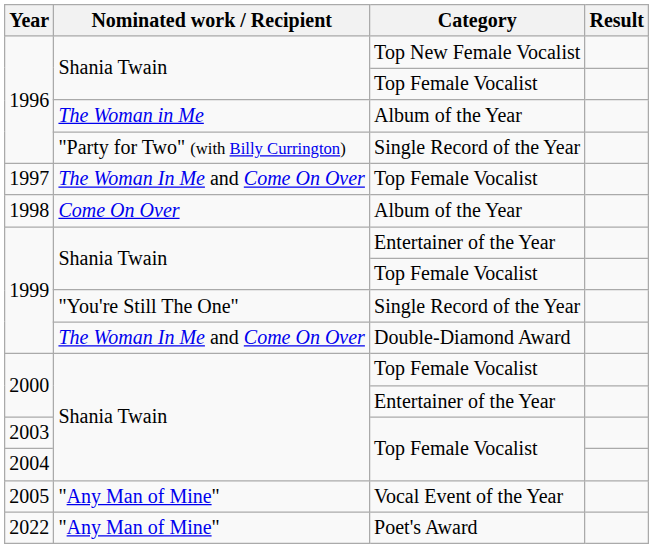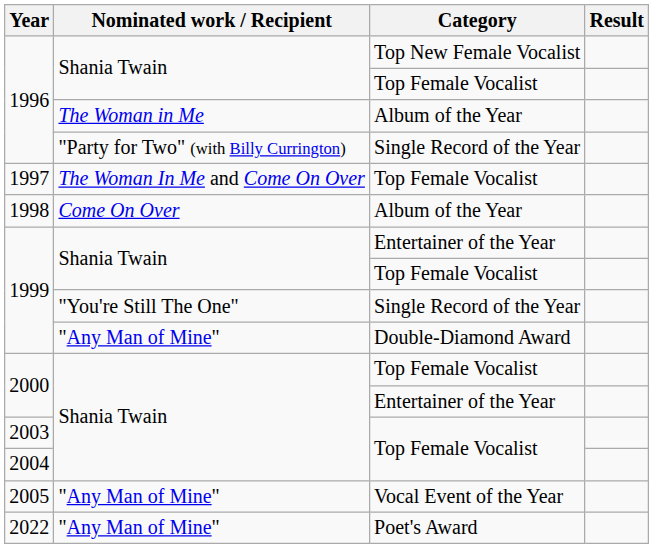(212, 337) The Woman In Me and Come On Over -> (139, 337) "Any Man of Mine"
